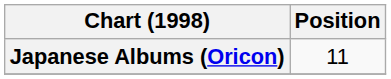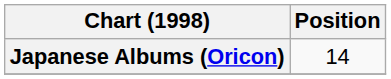(338, 56) 11 -> (338, 56) 14
